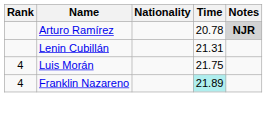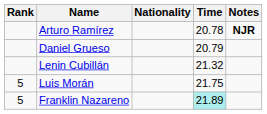(244, 30) lightgrey background -> (244, 30) no background
+ row: (74, 48)
(210, 48) 21.31 -> (210, 65) 21.32
(20, 65) 4 -> (20, 83) 5
(20, 83) 4 -> (20, 100) 5
